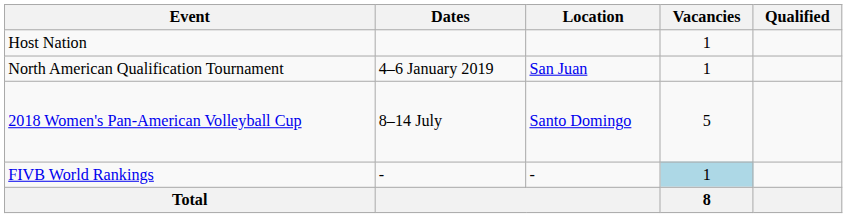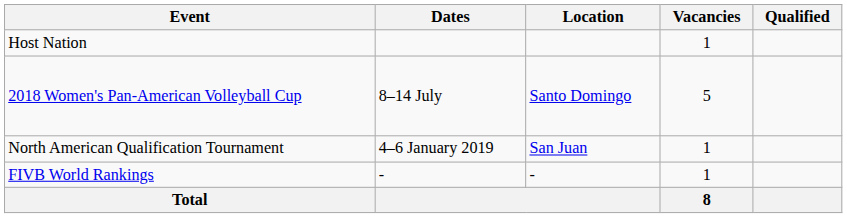rows swapped: (155, 121) <-> (146, 68)
(707, 174) lightblue background -> (707, 174) no background
